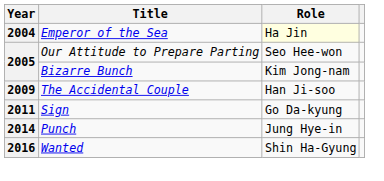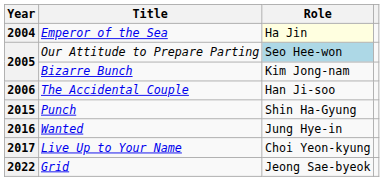(304, 52) no background -> (304, 52) lightblue background
(21, 90) 2009 -> (21, 90) 2006
- row: (55, 109)
(21, 128) 2014 -> (21, 109) 2015
(304, 128) Jung Hye-in -> (311, 109) Shin Ha-Gyung
(311, 147) Shin Ha-Gyung -> (304, 128) Jung Hye-in
+ row: (111, 147)
+ row: (55, 167)
